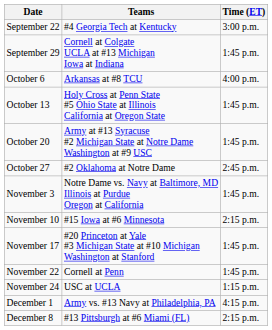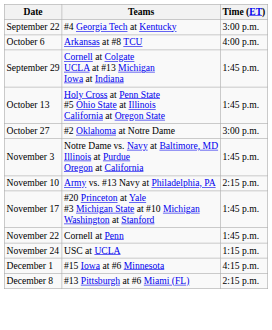rows swapped: (33, 53) <-> (26, 79)
- row: (28, 142)
(241, 168) 2:45 p.m. -> (241, 131) 3:00 p.m.
(114, 220) #15 Iowa at #6 Minnesota -> (140, 183) Army vs. #13 Navy at Philadelphia, PA
(140, 302) Army vs. #13 Navy at Philadelphia, PA -> (114, 265) #15 Iowa at #6 Minnesota
